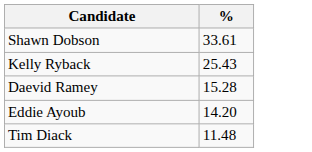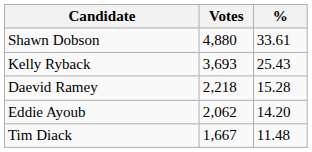+ column: (226, 16)
